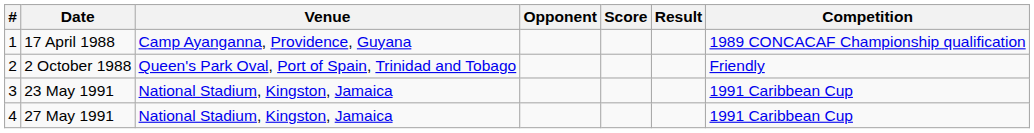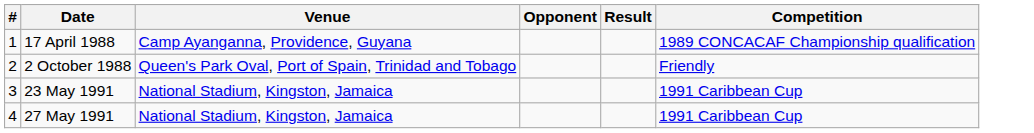- column: (626, 17)
